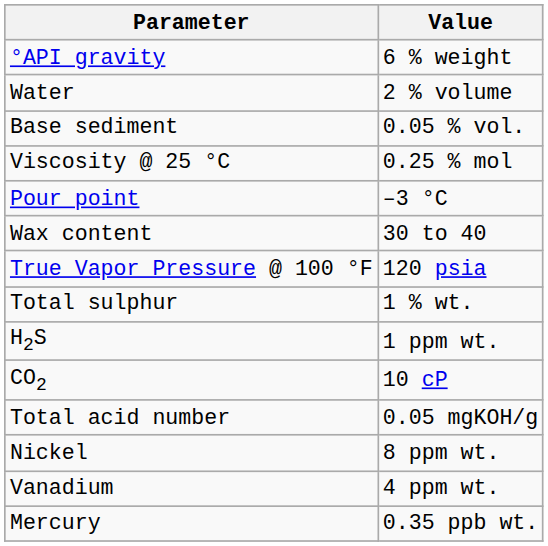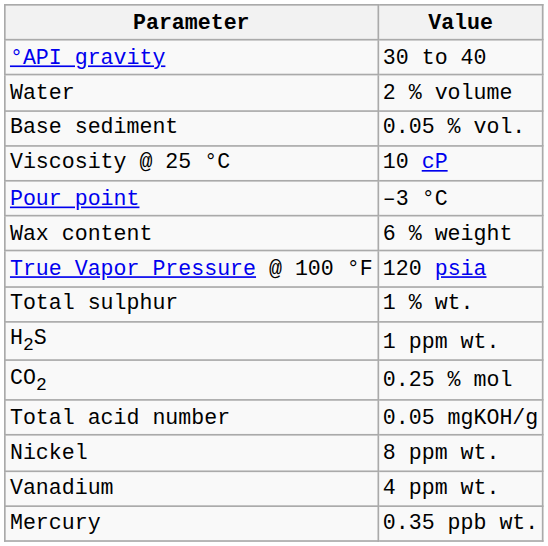(448, 58) 6 % weight -> (435, 58) 30 to 40
(448, 163) 0.25 % mol -> (415, 163) 10 cP
(435, 233) 30 to 40 -> (448, 233) 6 % weight
(415, 381) 10 cP -> (448, 381) 0.25 % mol
